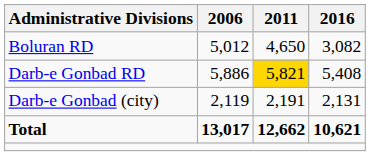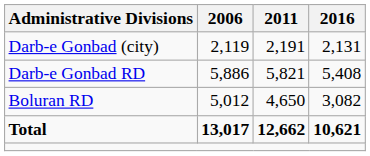rows swapped: (51, 45) <-> (84, 101)
(286, 73) gold background -> (286, 73) no background
